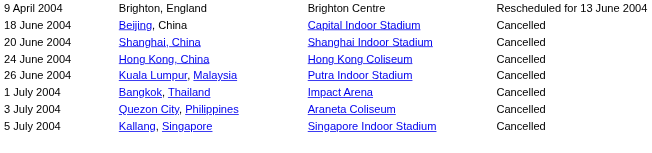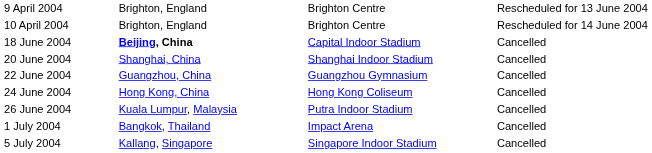+ row: (36, 25)
(153, 25) normal -> (156, 42) bold
+ row: (38, 76)
- row: (32, 110)
